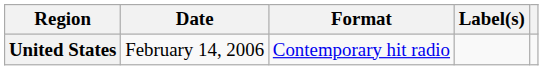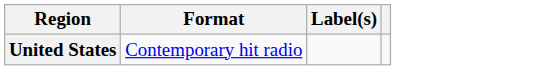- column: (195, 19)
